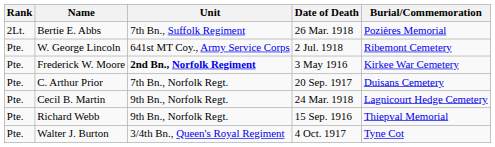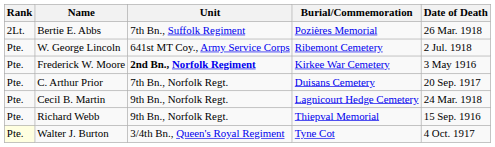columns swapped: (327, 13) <-> (426, 13)
(15, 133) no background -> (15, 133) lightyellow background
